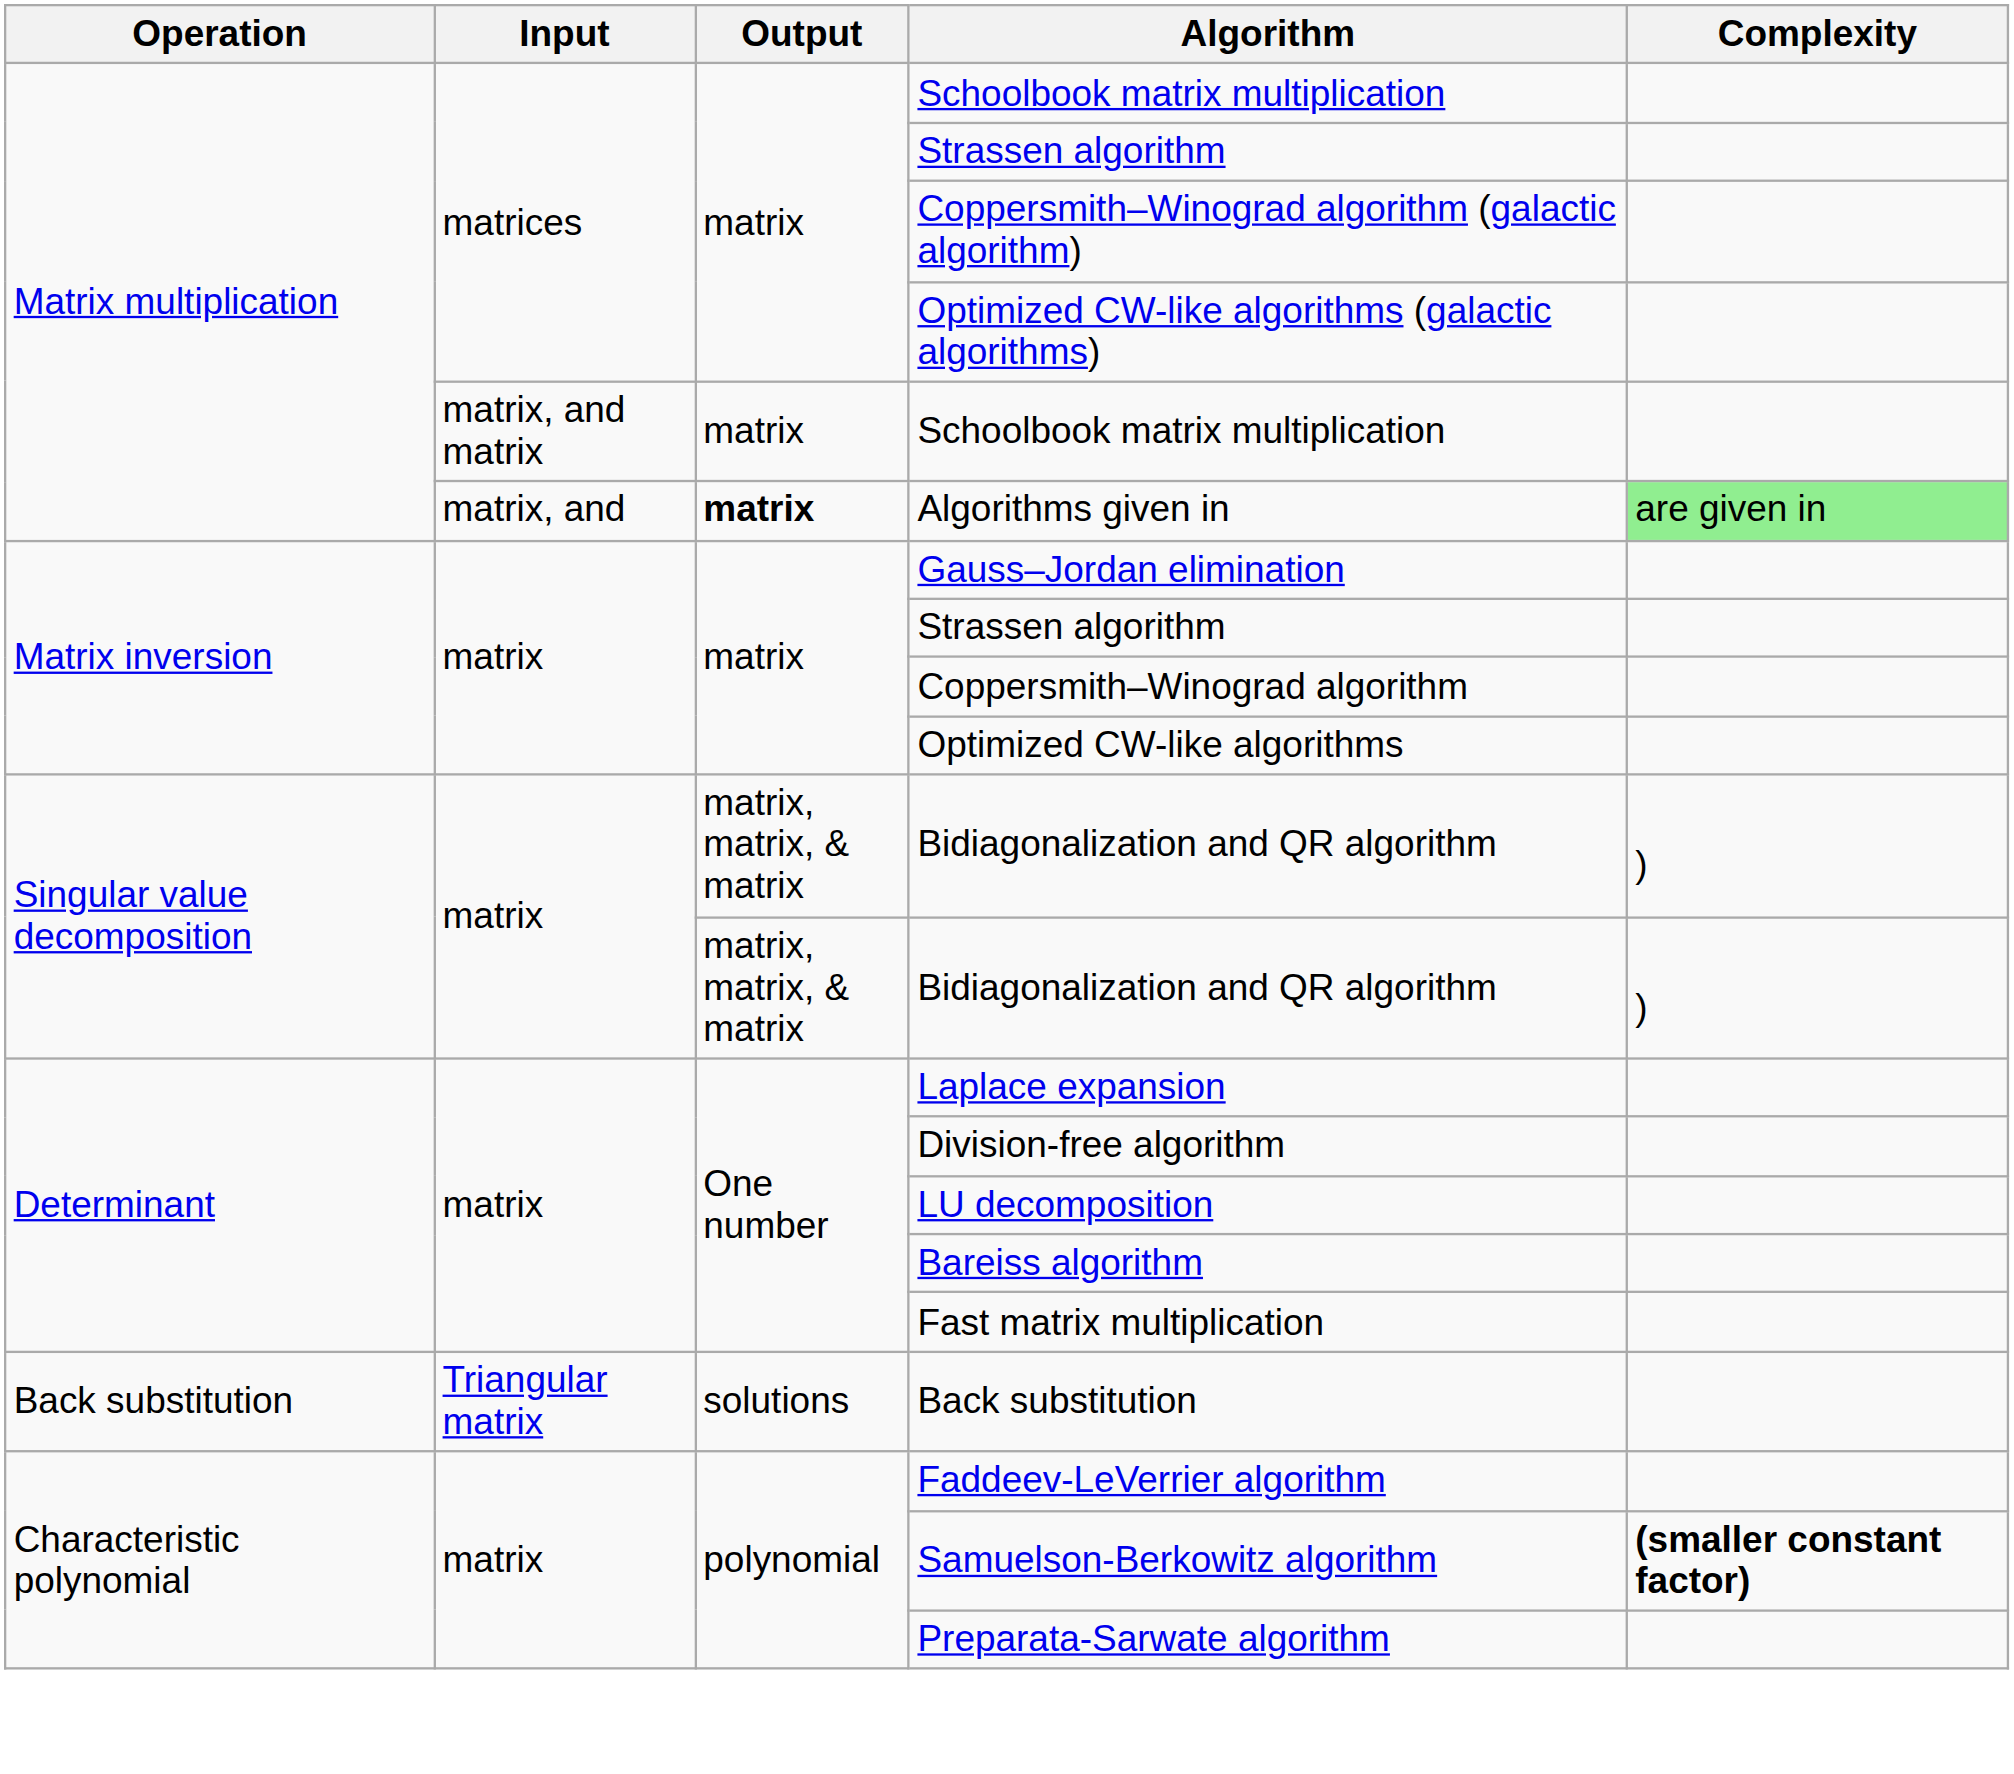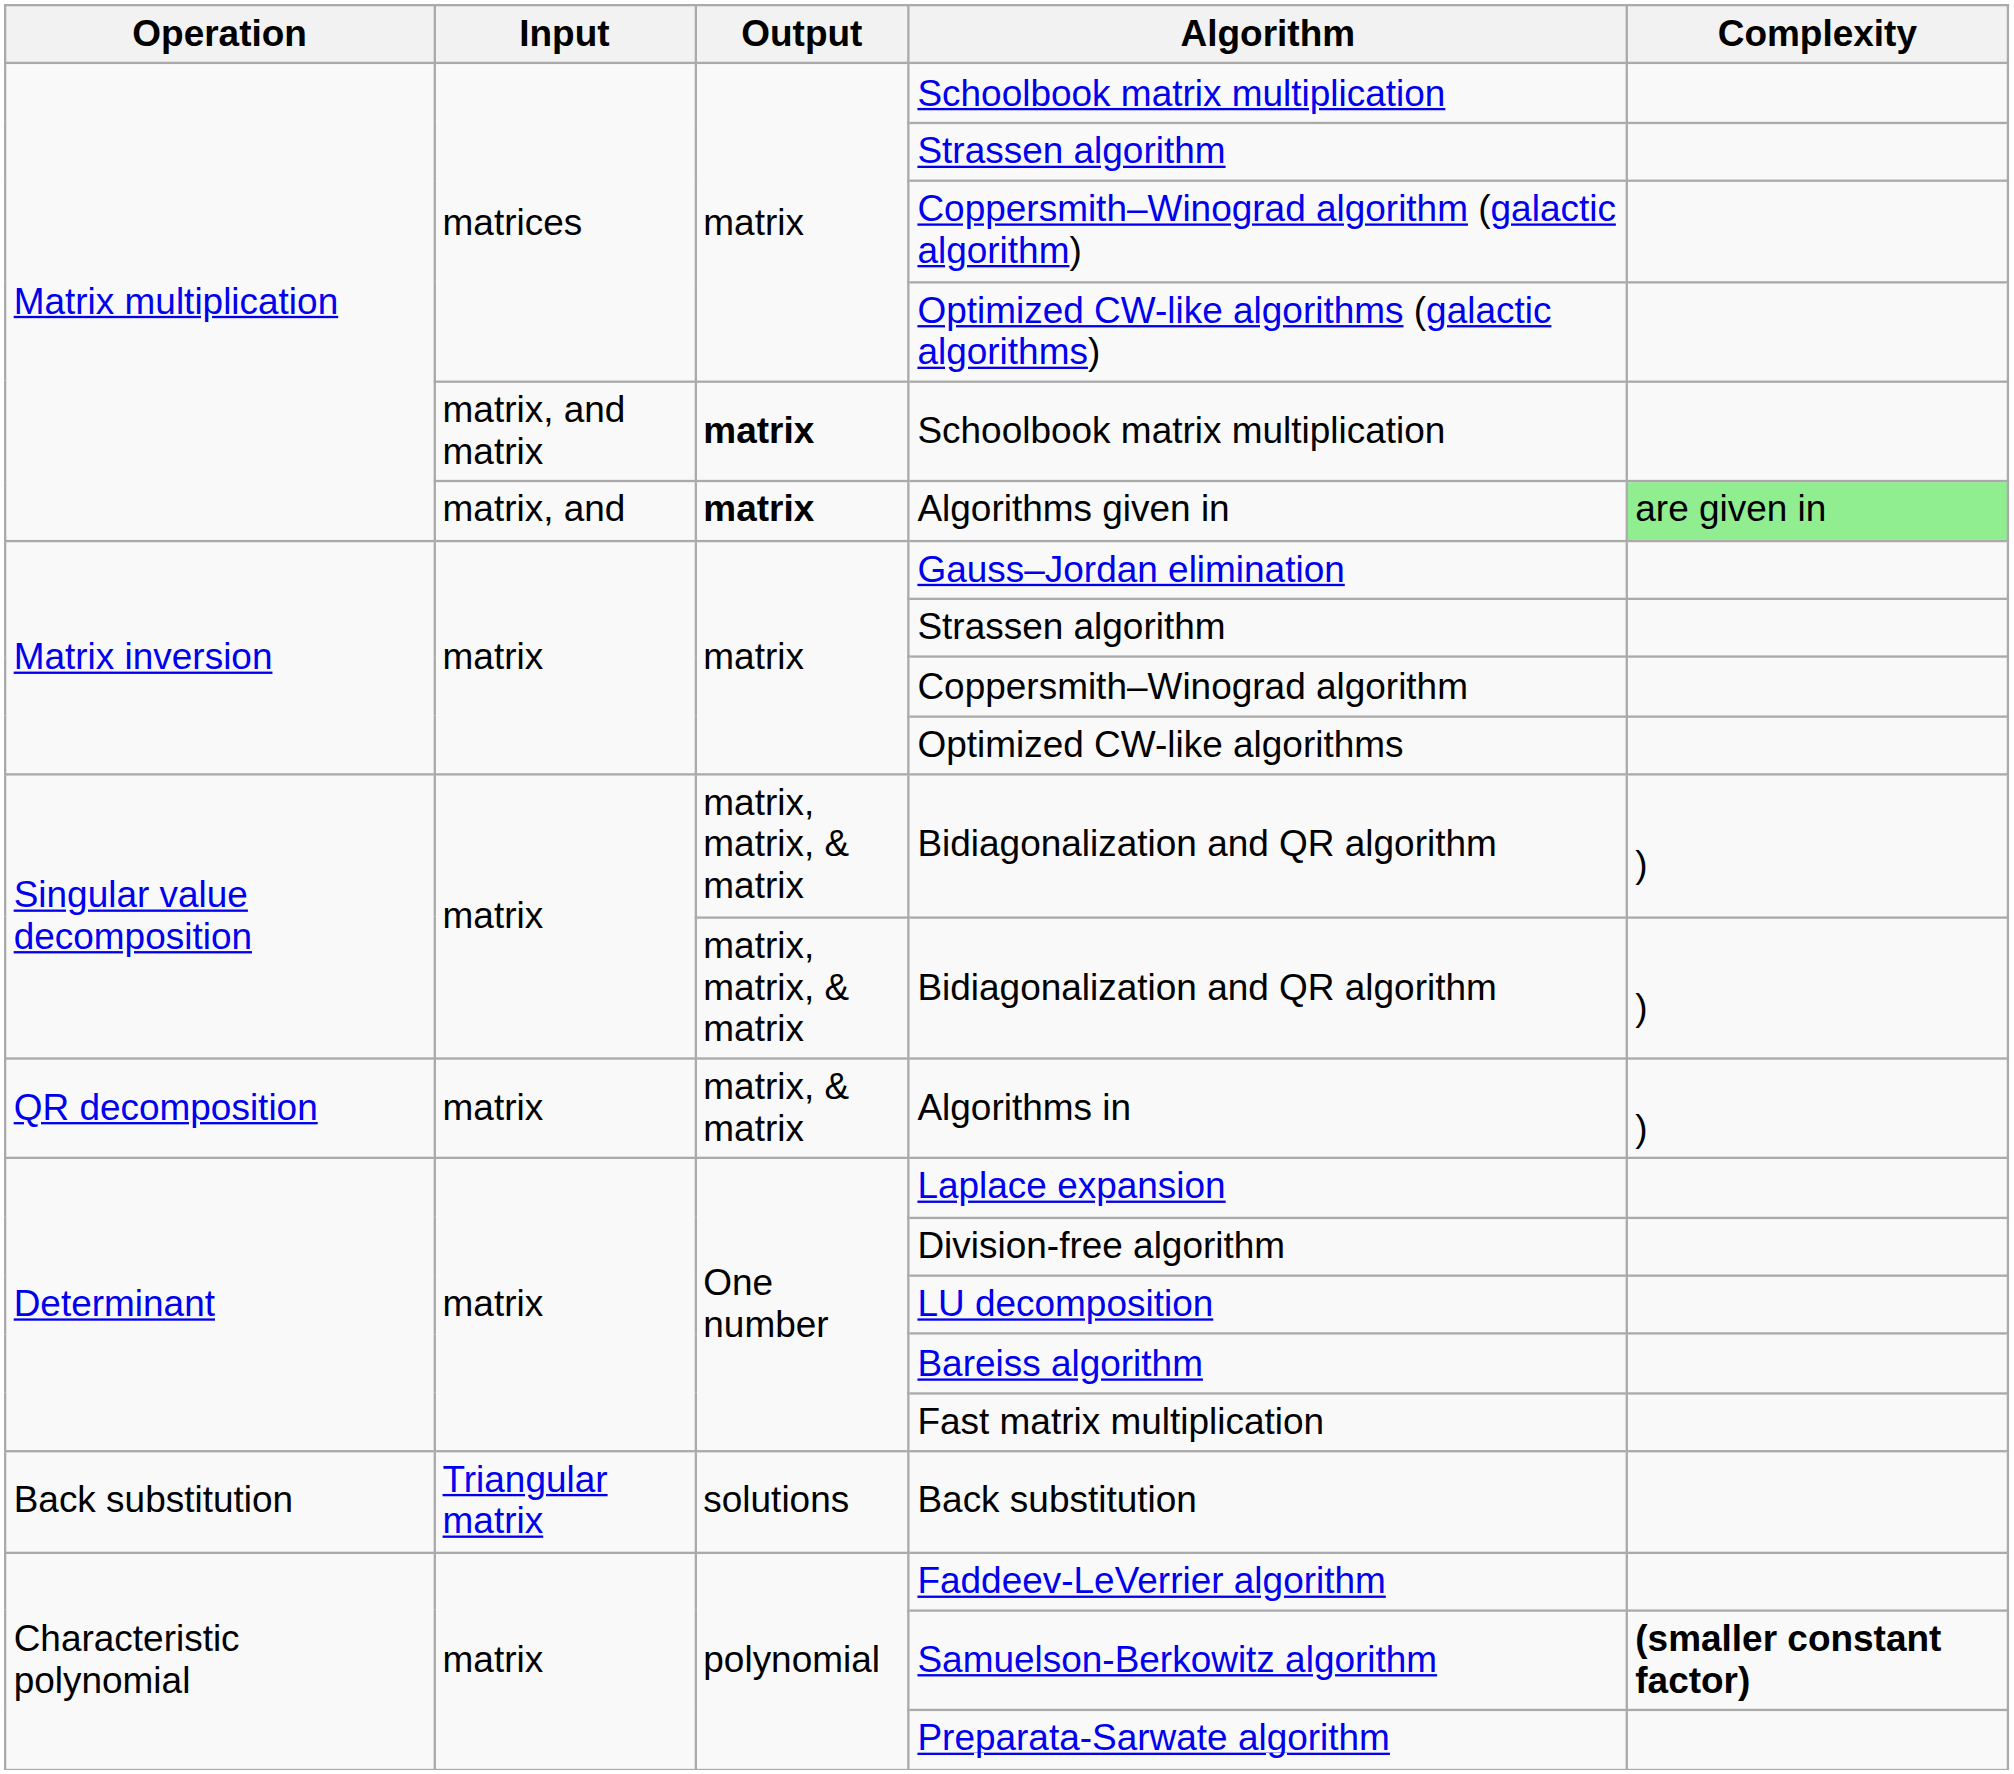(754, 430) normal -> (759, 430) bold
+ row: (493, 1107)
